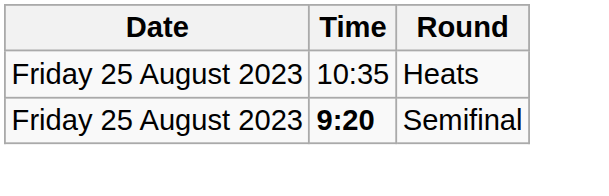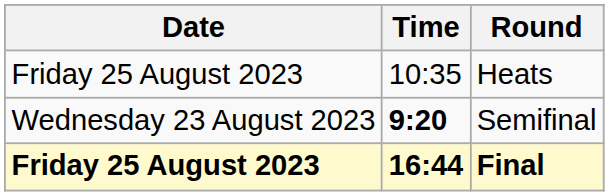(157, 119) Friday 25 August 2023 -> (193, 119) Wednesday 23 August 2023
+ row: (511, 166)
